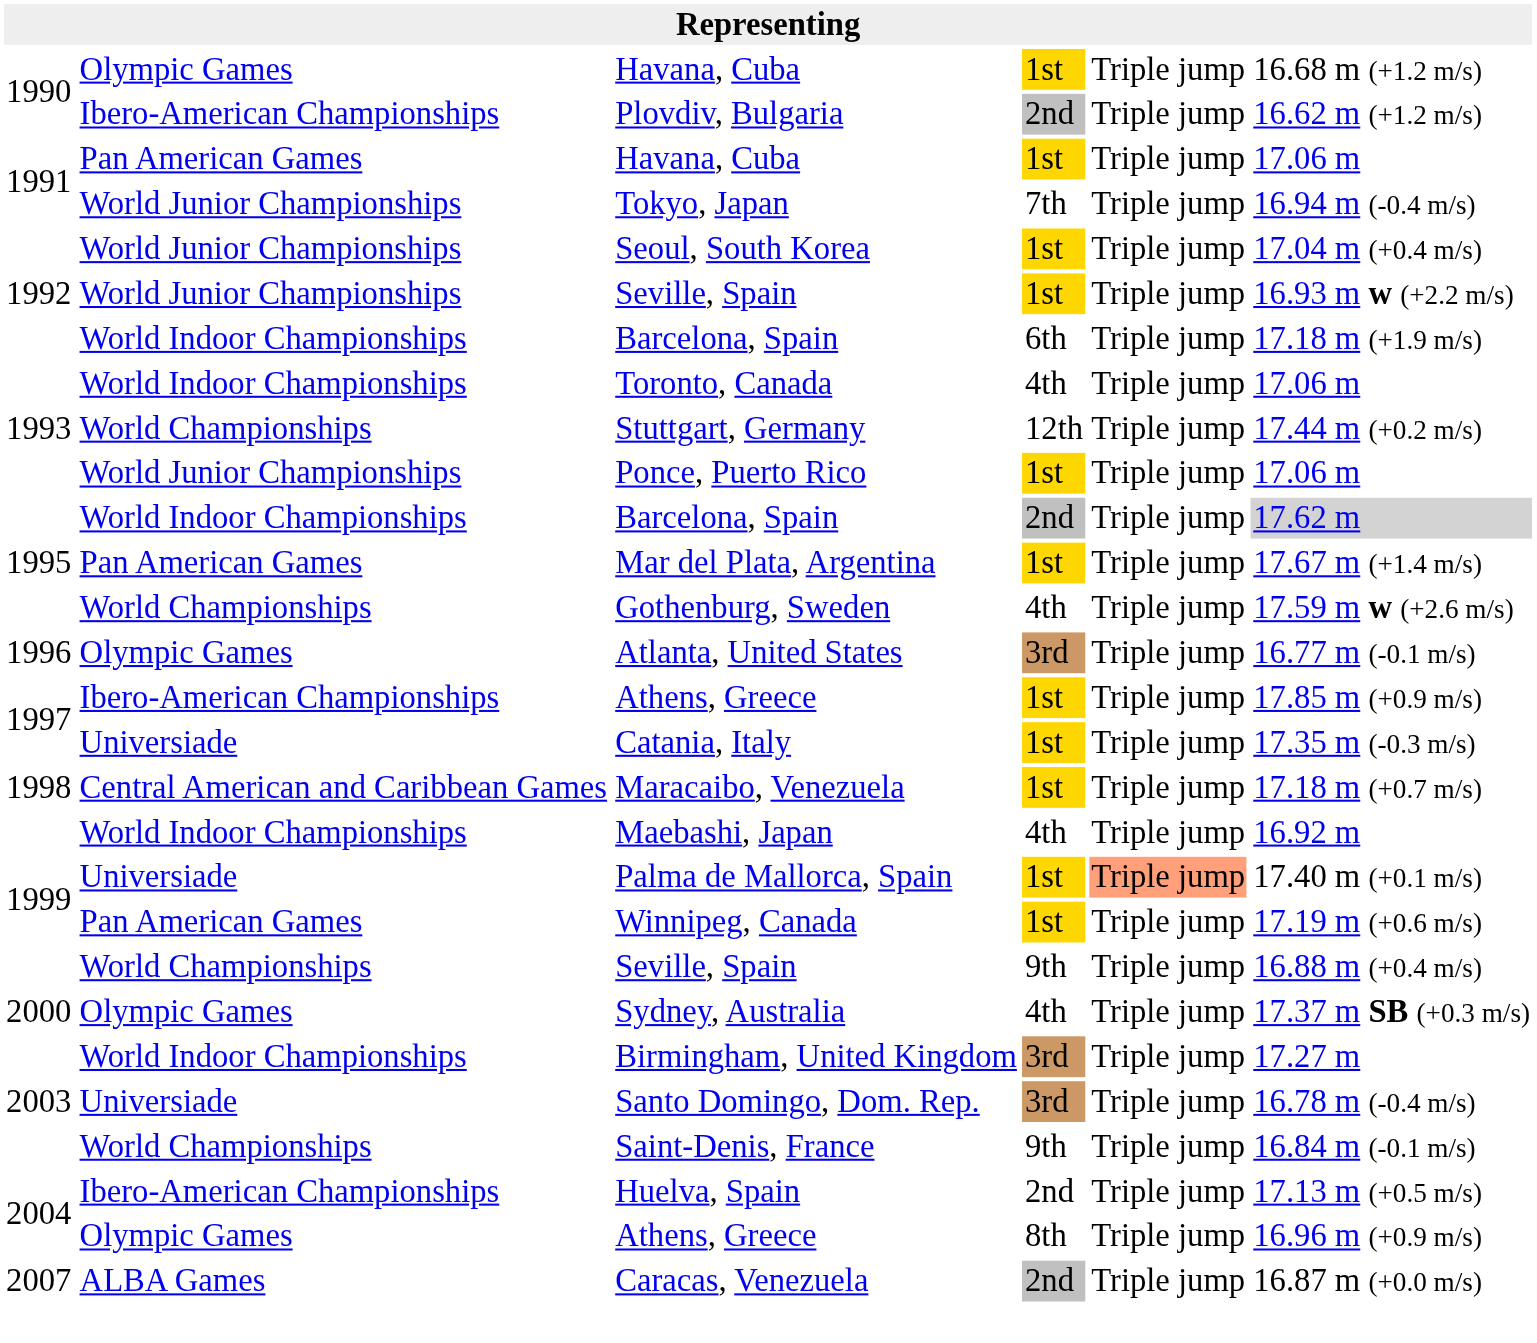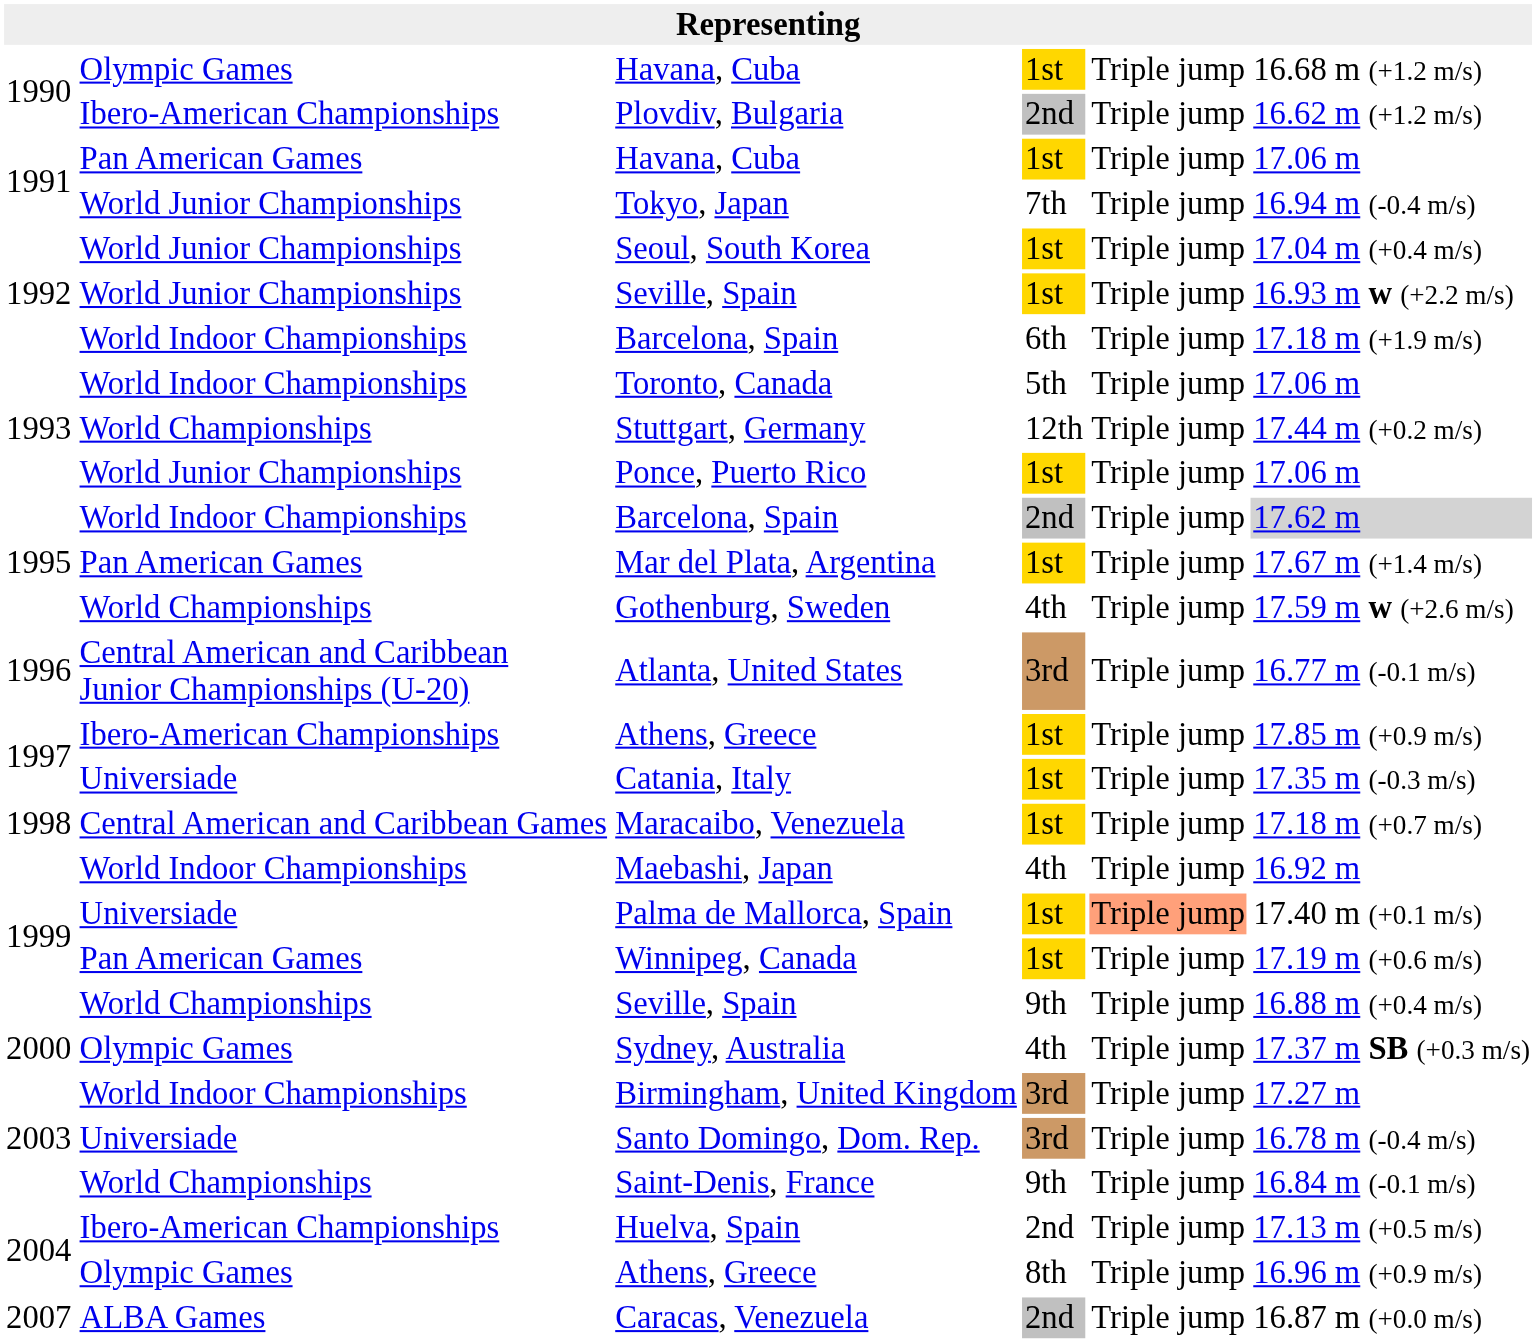(1046, 382) 4th -> (1046, 382) 5th
(186, 652) Olympic Games -> (294, 670) Central American and Caribbean Junior Championships (U-20)
